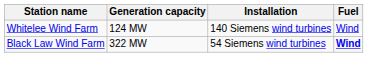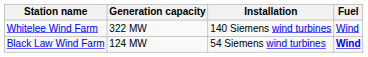(128, 28) 124 MW -> (128, 28) 322 MW
(128, 44) 322 MW -> (128, 44) 124 MW
